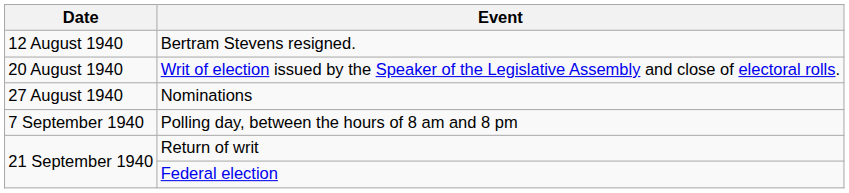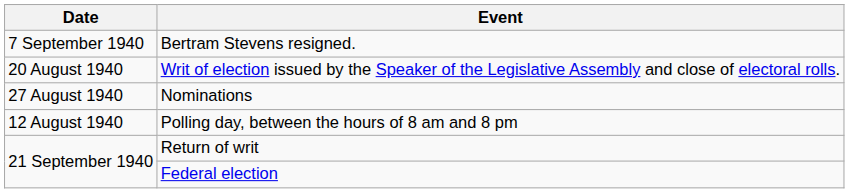(66, 43) 12 August 1940 -> (76, 43) 7 September 1940
(76, 122) 7 September 1940 -> (66, 122) 12 August 1940
